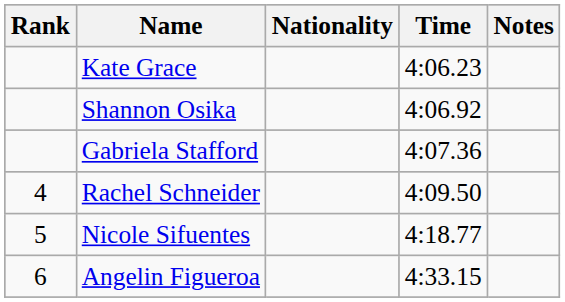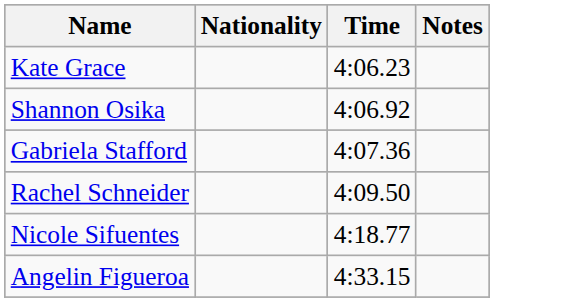- column: (40, 25)
